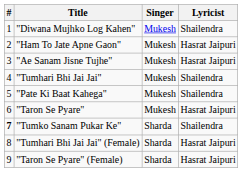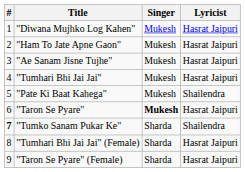(202, 29) Shailendra -> (210, 29) Hasrat Jaipuri
(202, 77) Shailendra -> (210, 77) Hasrat Jaipuri
(160, 110) normal -> (161, 110) bold
